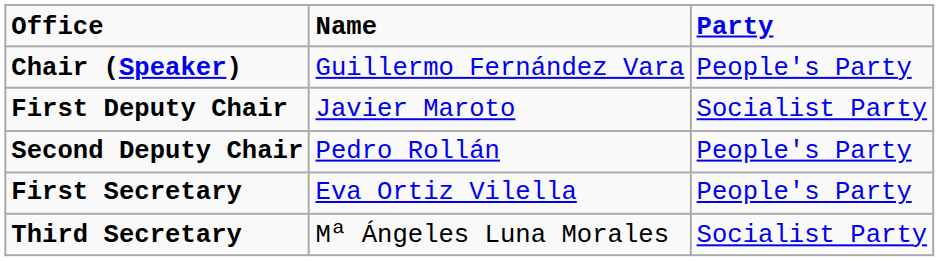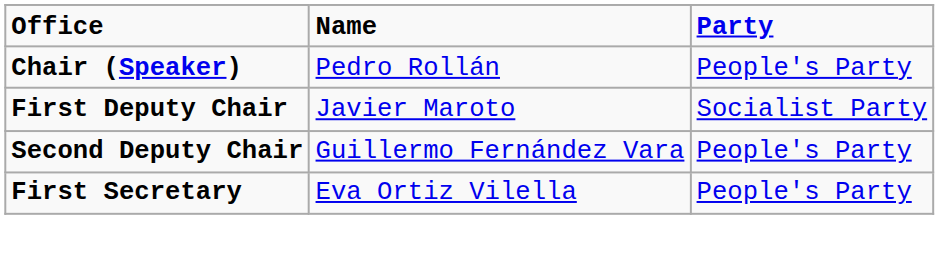(500, 68) Guillermo Fernández Vara -> (408, 68) Pedro Rollán
(408, 151) Pedro Rollán -> (500, 151) Guillermo Fernández Vara
- row: (127, 235)
